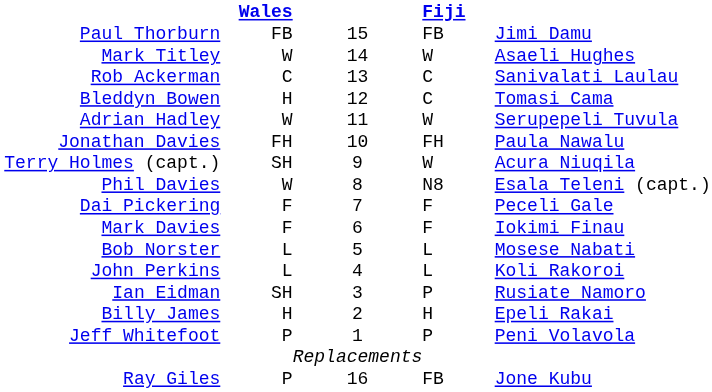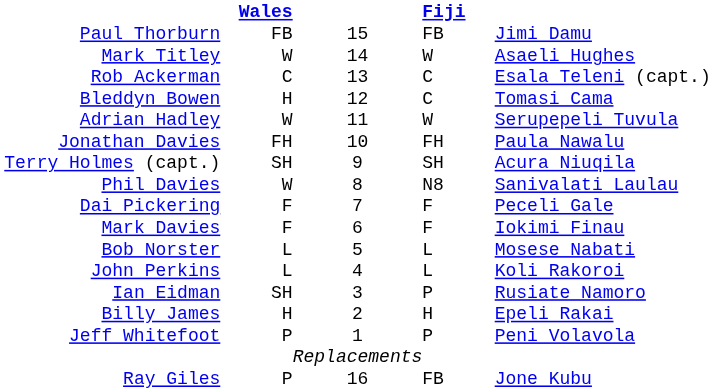(586, 77) Sanivalati Laulau -> (603, 77) Esala Teleni (capt.)
(428, 164) W -> (433, 164) SH
(603, 185) Esala Teleni (capt.) -> (586, 185) Sanivalati Laulau
